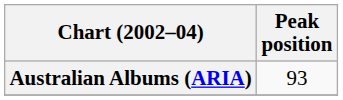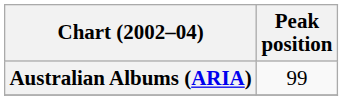(297, 77) 93 -> (297, 77) 99
